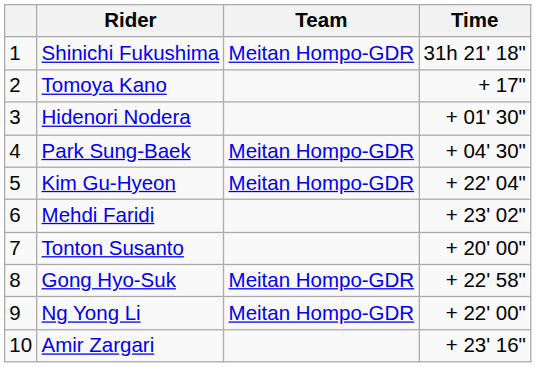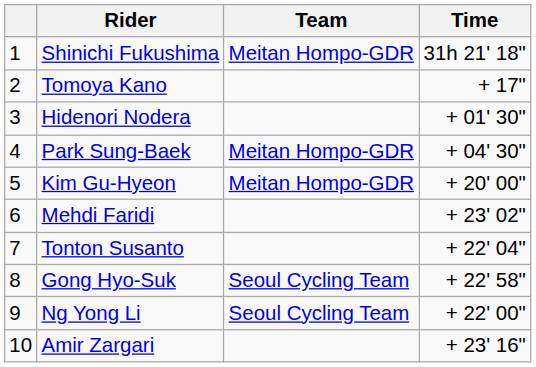(486, 183) + 22' 04" -> (486, 183) + 20' 00"
(486, 248) + 20' 00" -> (486, 248) + 22' 04"
(321, 280) Meitan Hompo-GDR -> (319, 280) Seoul Cycling Team
(321, 313) Meitan Hompo-GDR -> (319, 313) Seoul Cycling Team
